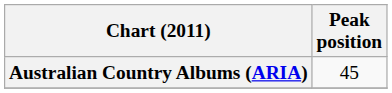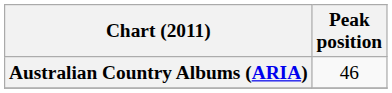(349, 72) 45 -> (349, 72) 46
